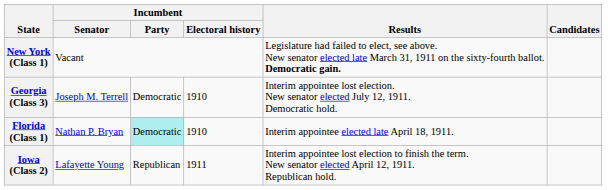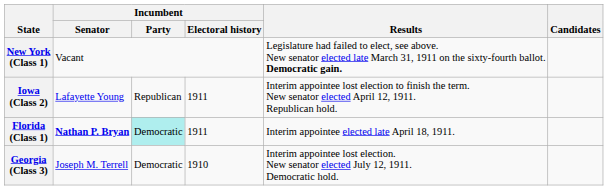rows swapped: (29, 165) <-> (29, 97)
(89, 131) normal -> (92, 131) bold
(197, 131) 1910 -> (198, 131) 1911
